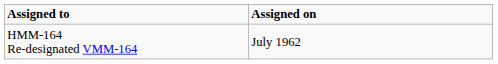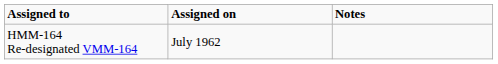+ column: (350, 14)
